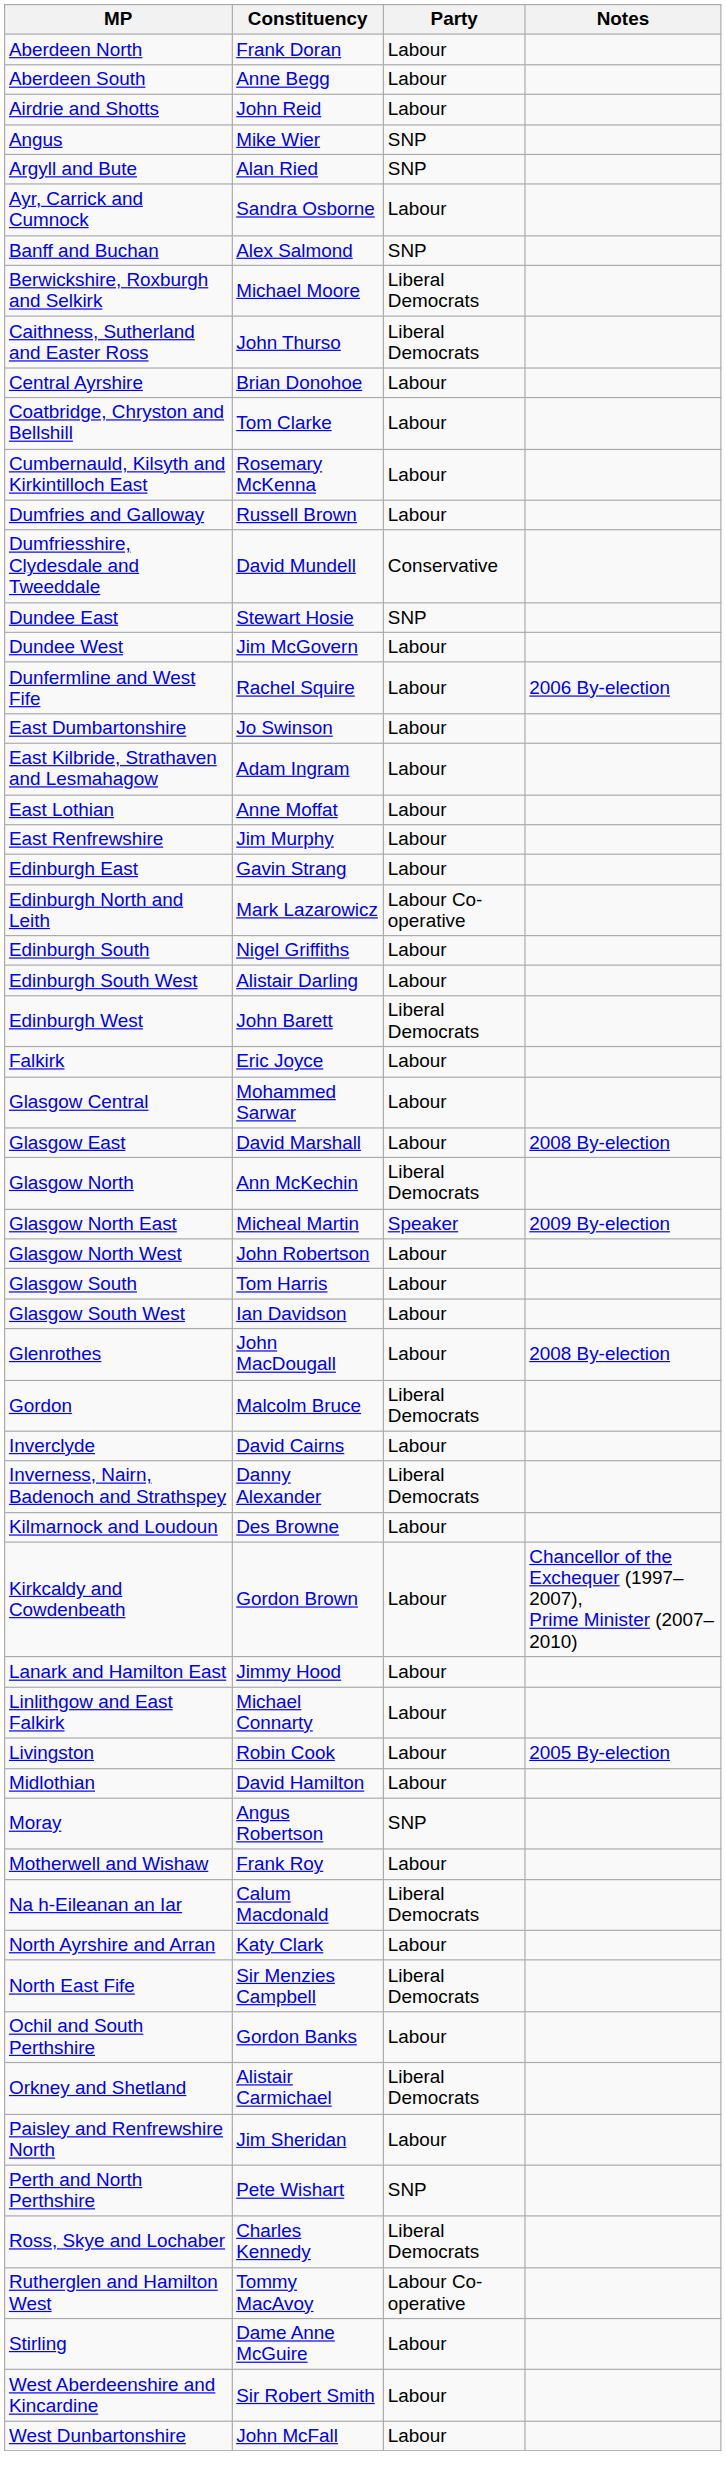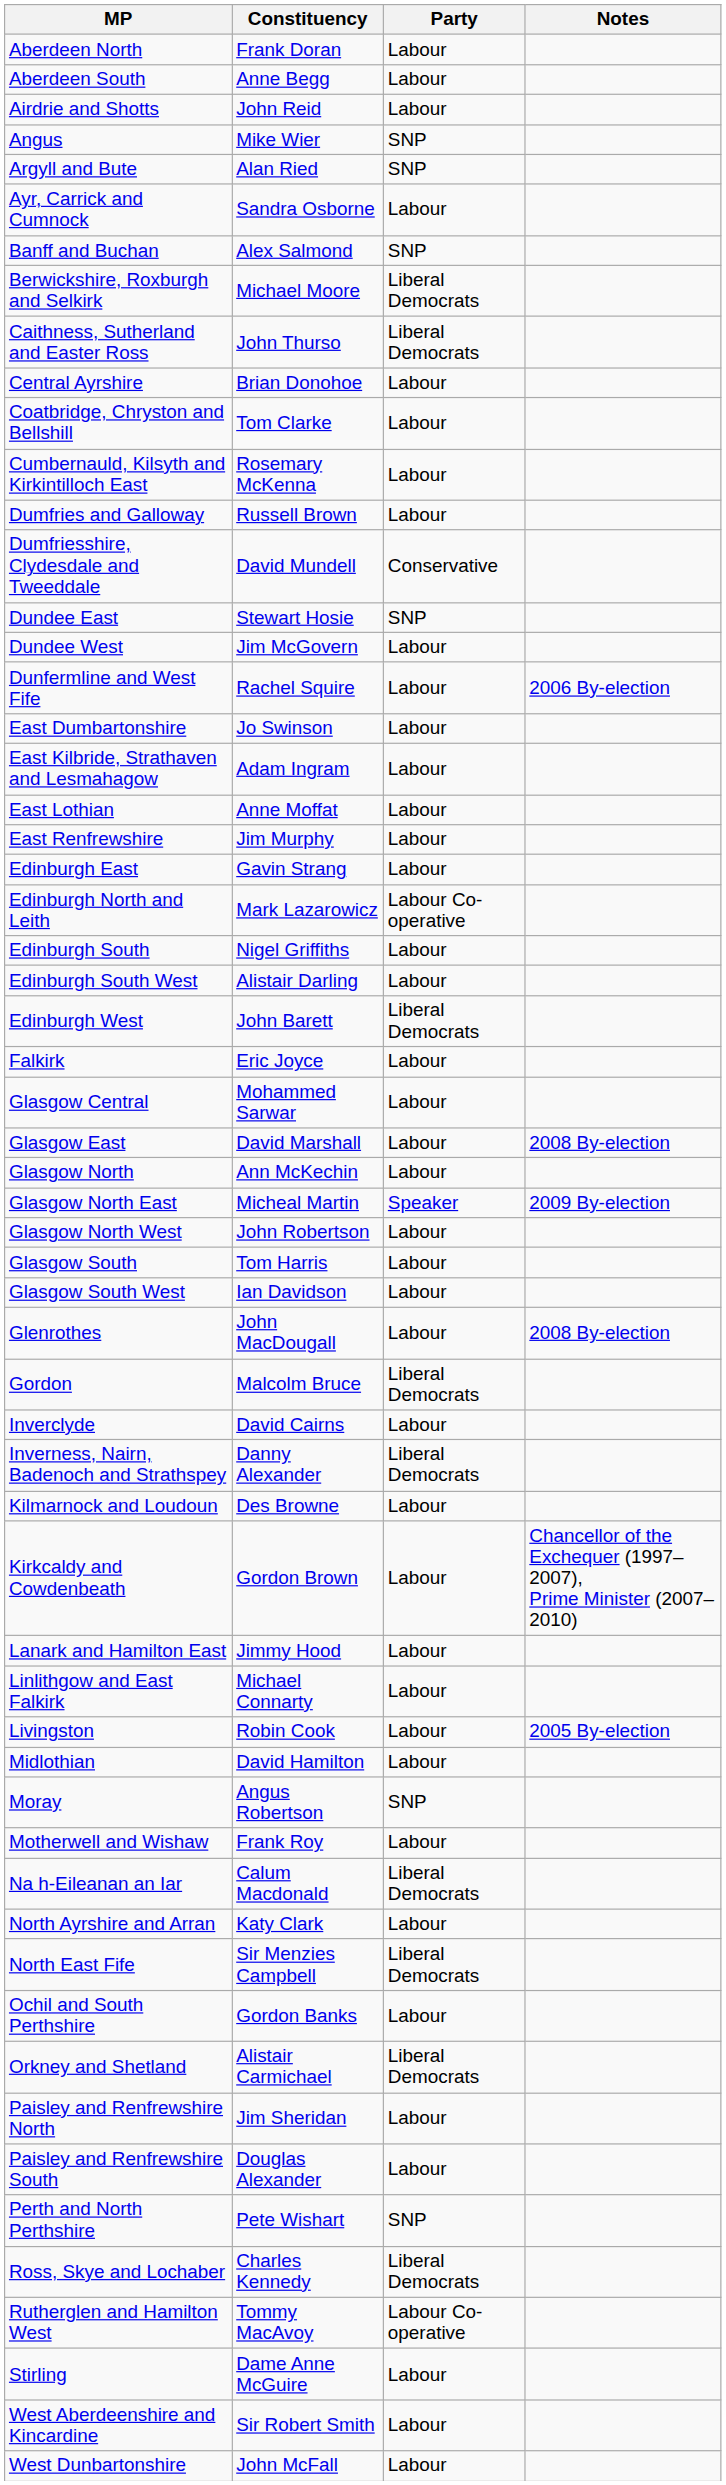(433, 1183) Liberal Democrats -> (417, 1172) Labour
+ row: (116, 2169)
